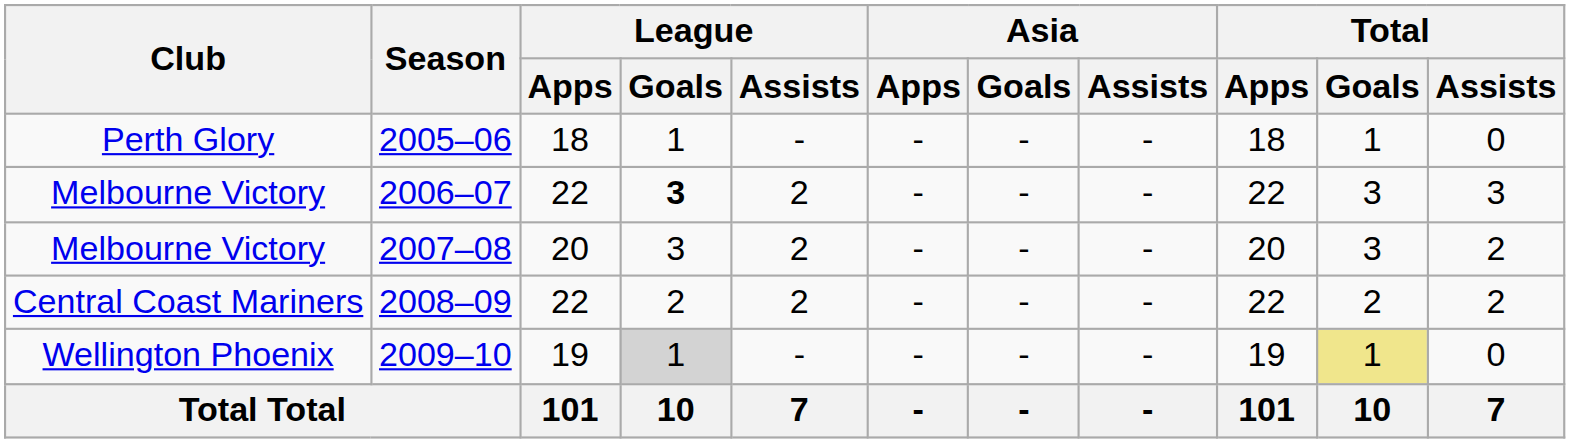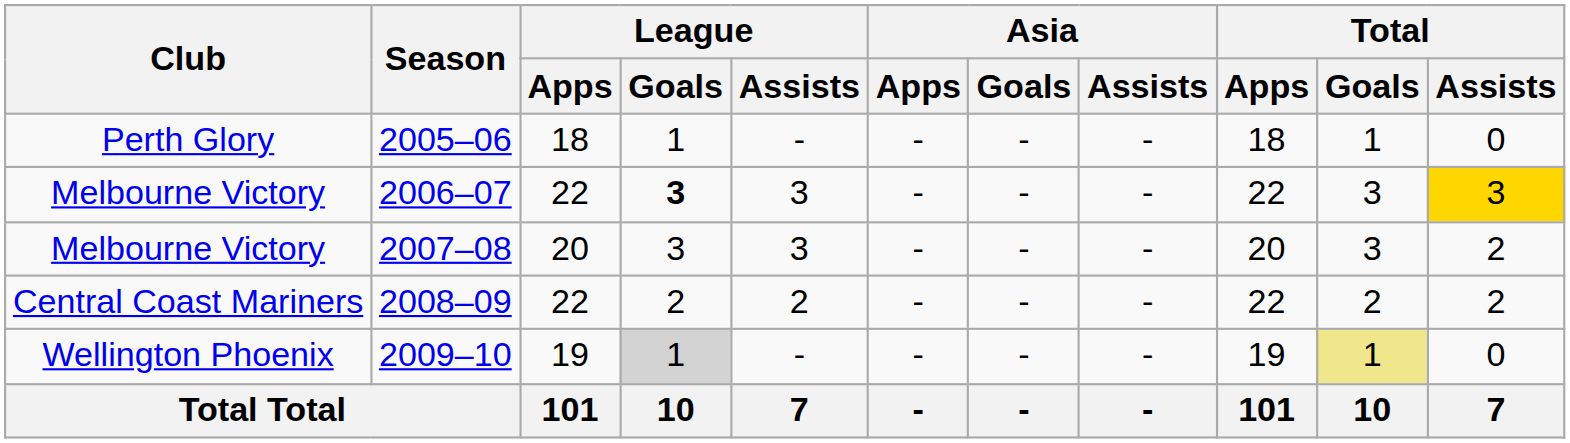(799, 193) 2 -> (799, 193) 3
(1496, 193) no background -> (1496, 193) gold background
(799, 247) 2 -> (799, 247) 3
